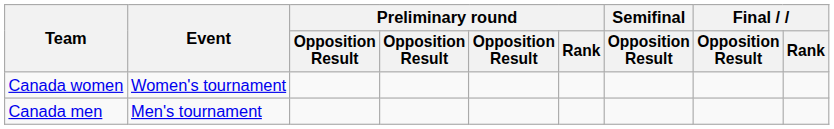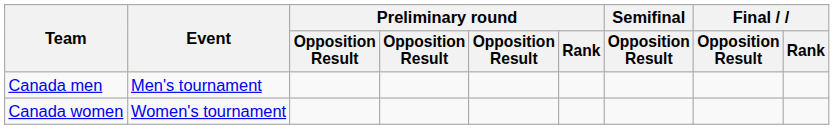rows swapped: (55, 111) <-> (66, 85)
